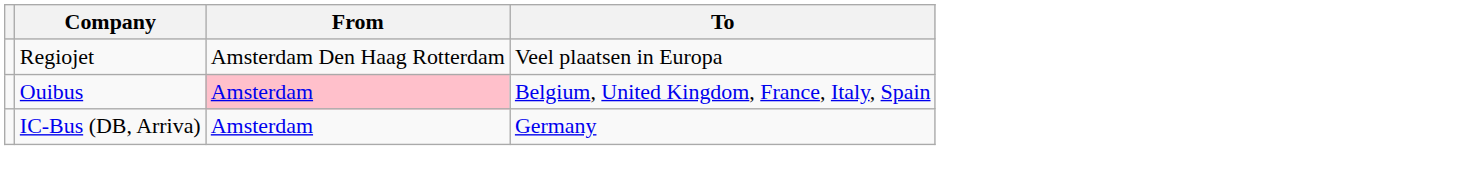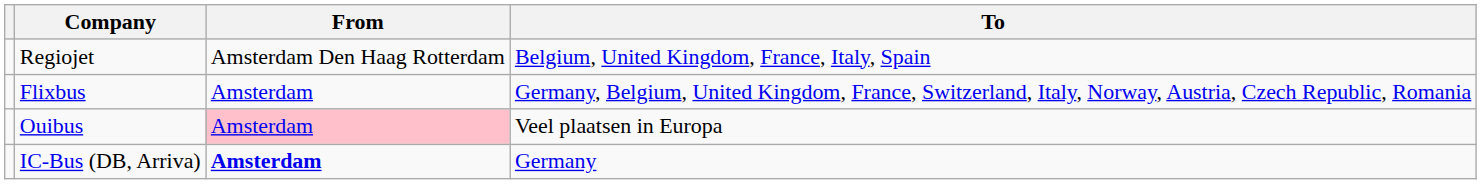(619, 56) Veel plaatsen in Europa -> (723, 56) Belgium, United Kingdom, France, Italy, Spain
+ row: (53, 91)
(723, 91) Belgium, United Kingdom, France, Italy, Spain -> (619, 126) Veel plaatsen in Europa
(262, 126) normal -> (266, 160) bold
